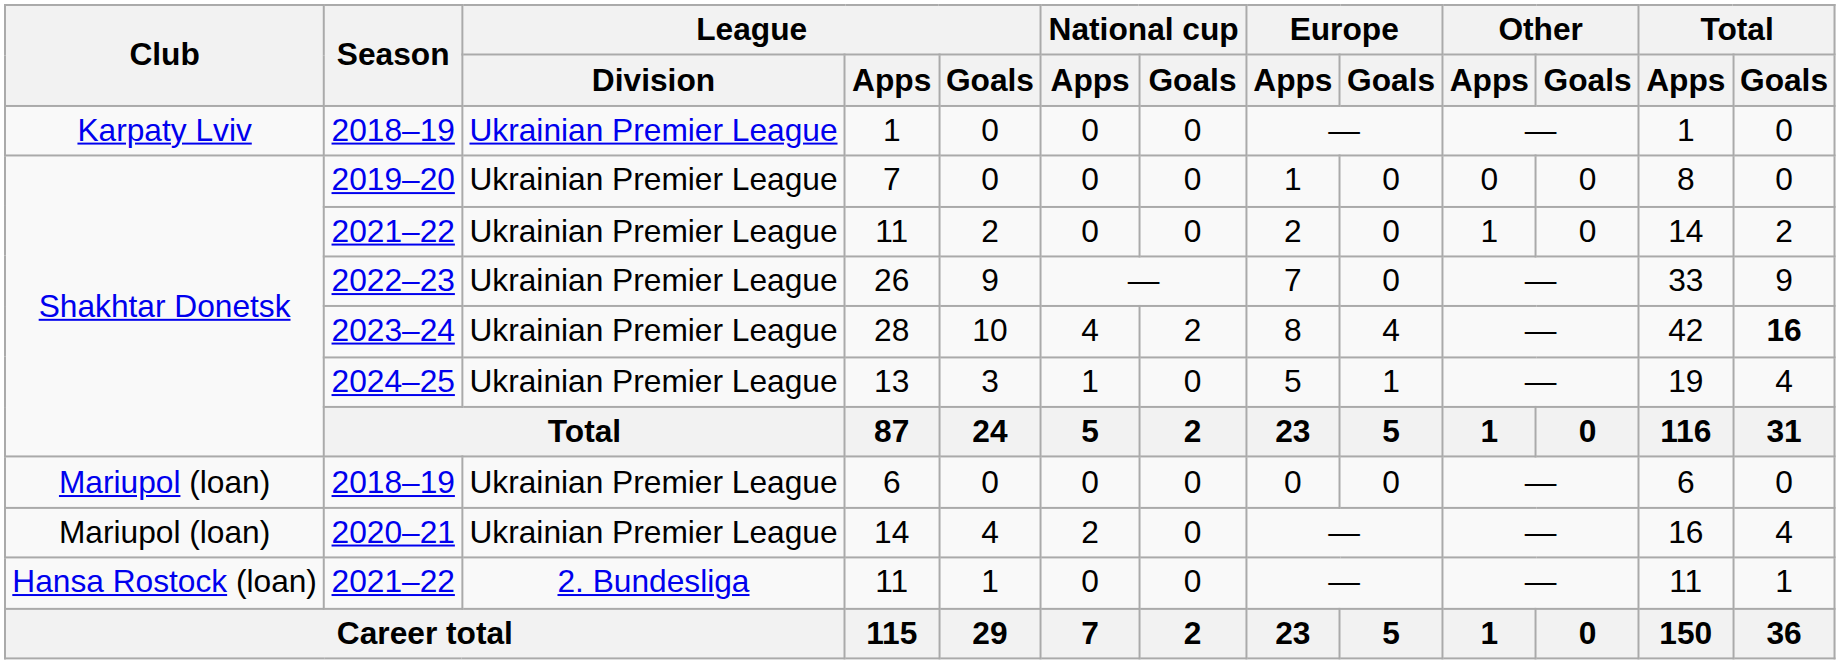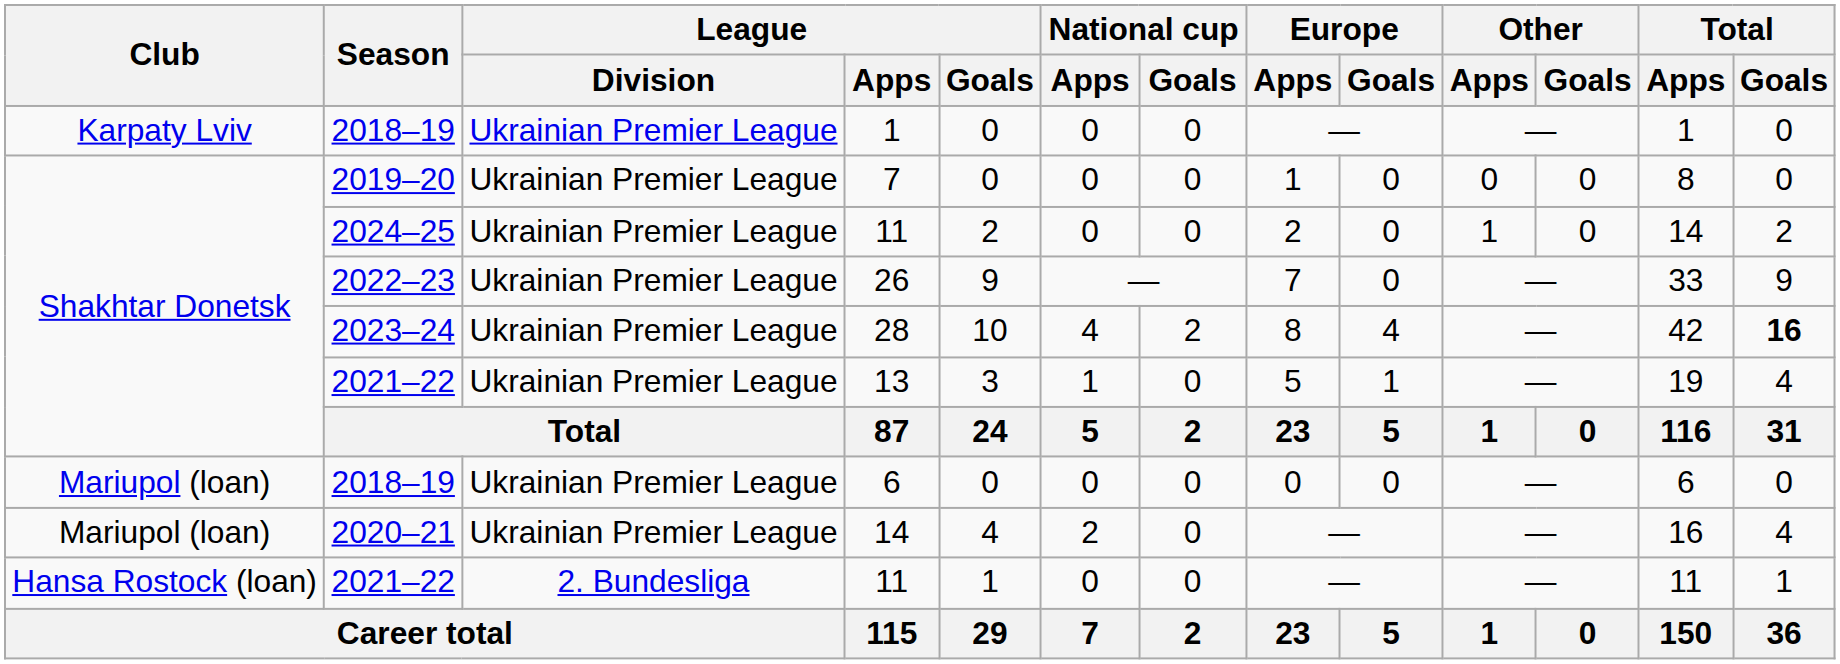(393, 230) 2021–22 -> (393, 230) 2024–25
(393, 381) 2024–25 -> (393, 381) 2021–22
